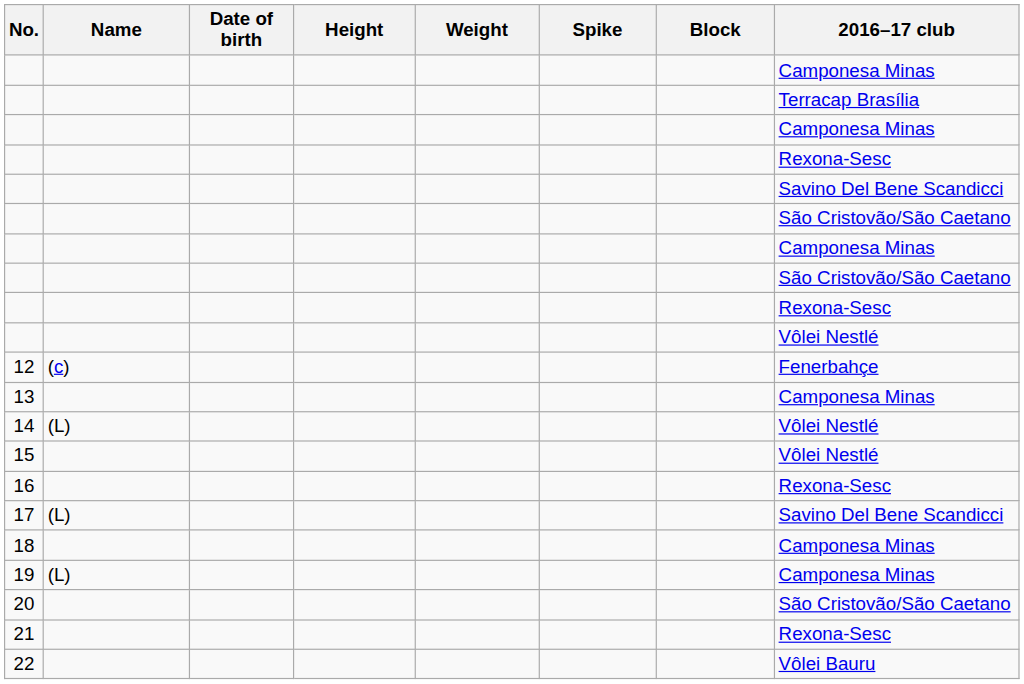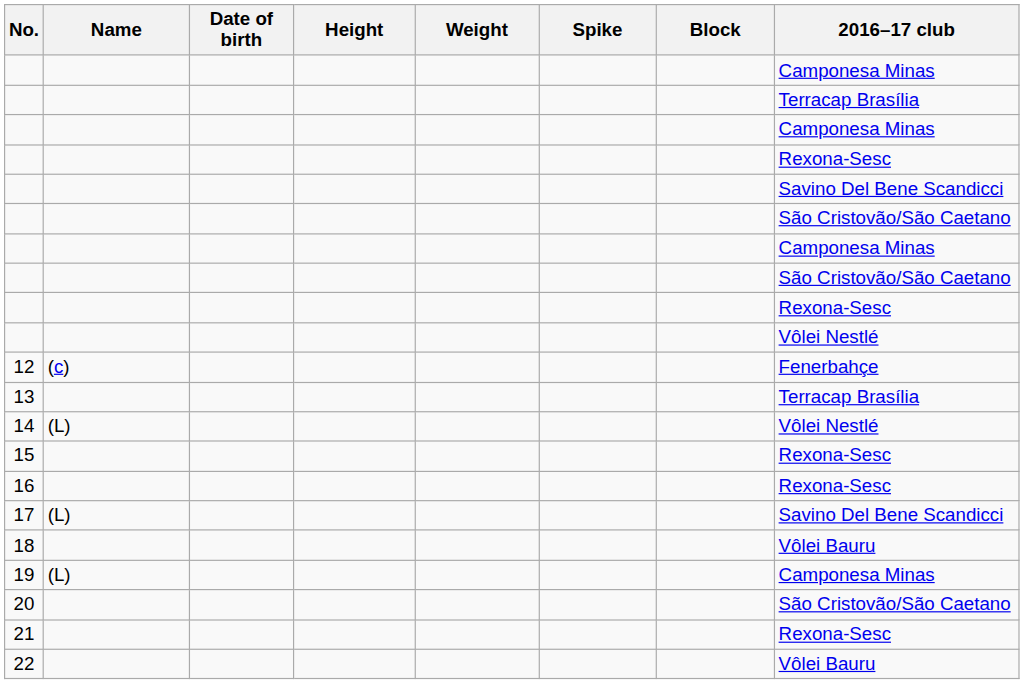(857, 396) Camponesa Minas -> (849, 396) Terracap Brasília
(829, 456) Vôlei Nestlé -> (835, 456) Rexona-Sesc
(857, 545) Camponesa Minas -> (827, 545) Vôlei Bauru
